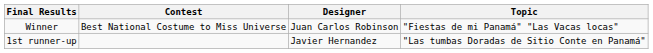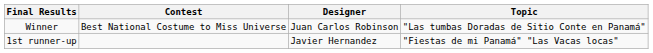(511, 26) "Fiestas de mi Panamá" "Las Vacas locas" -> (524, 26) "Las tumbas Doradas de Sitio Conte en Panamá"
(524, 41) "Las tumbas Doradas de Sitio Conte en Panamá" -> (511, 41) "Fiestas de mi Panamá" "Las Vacas locas"
